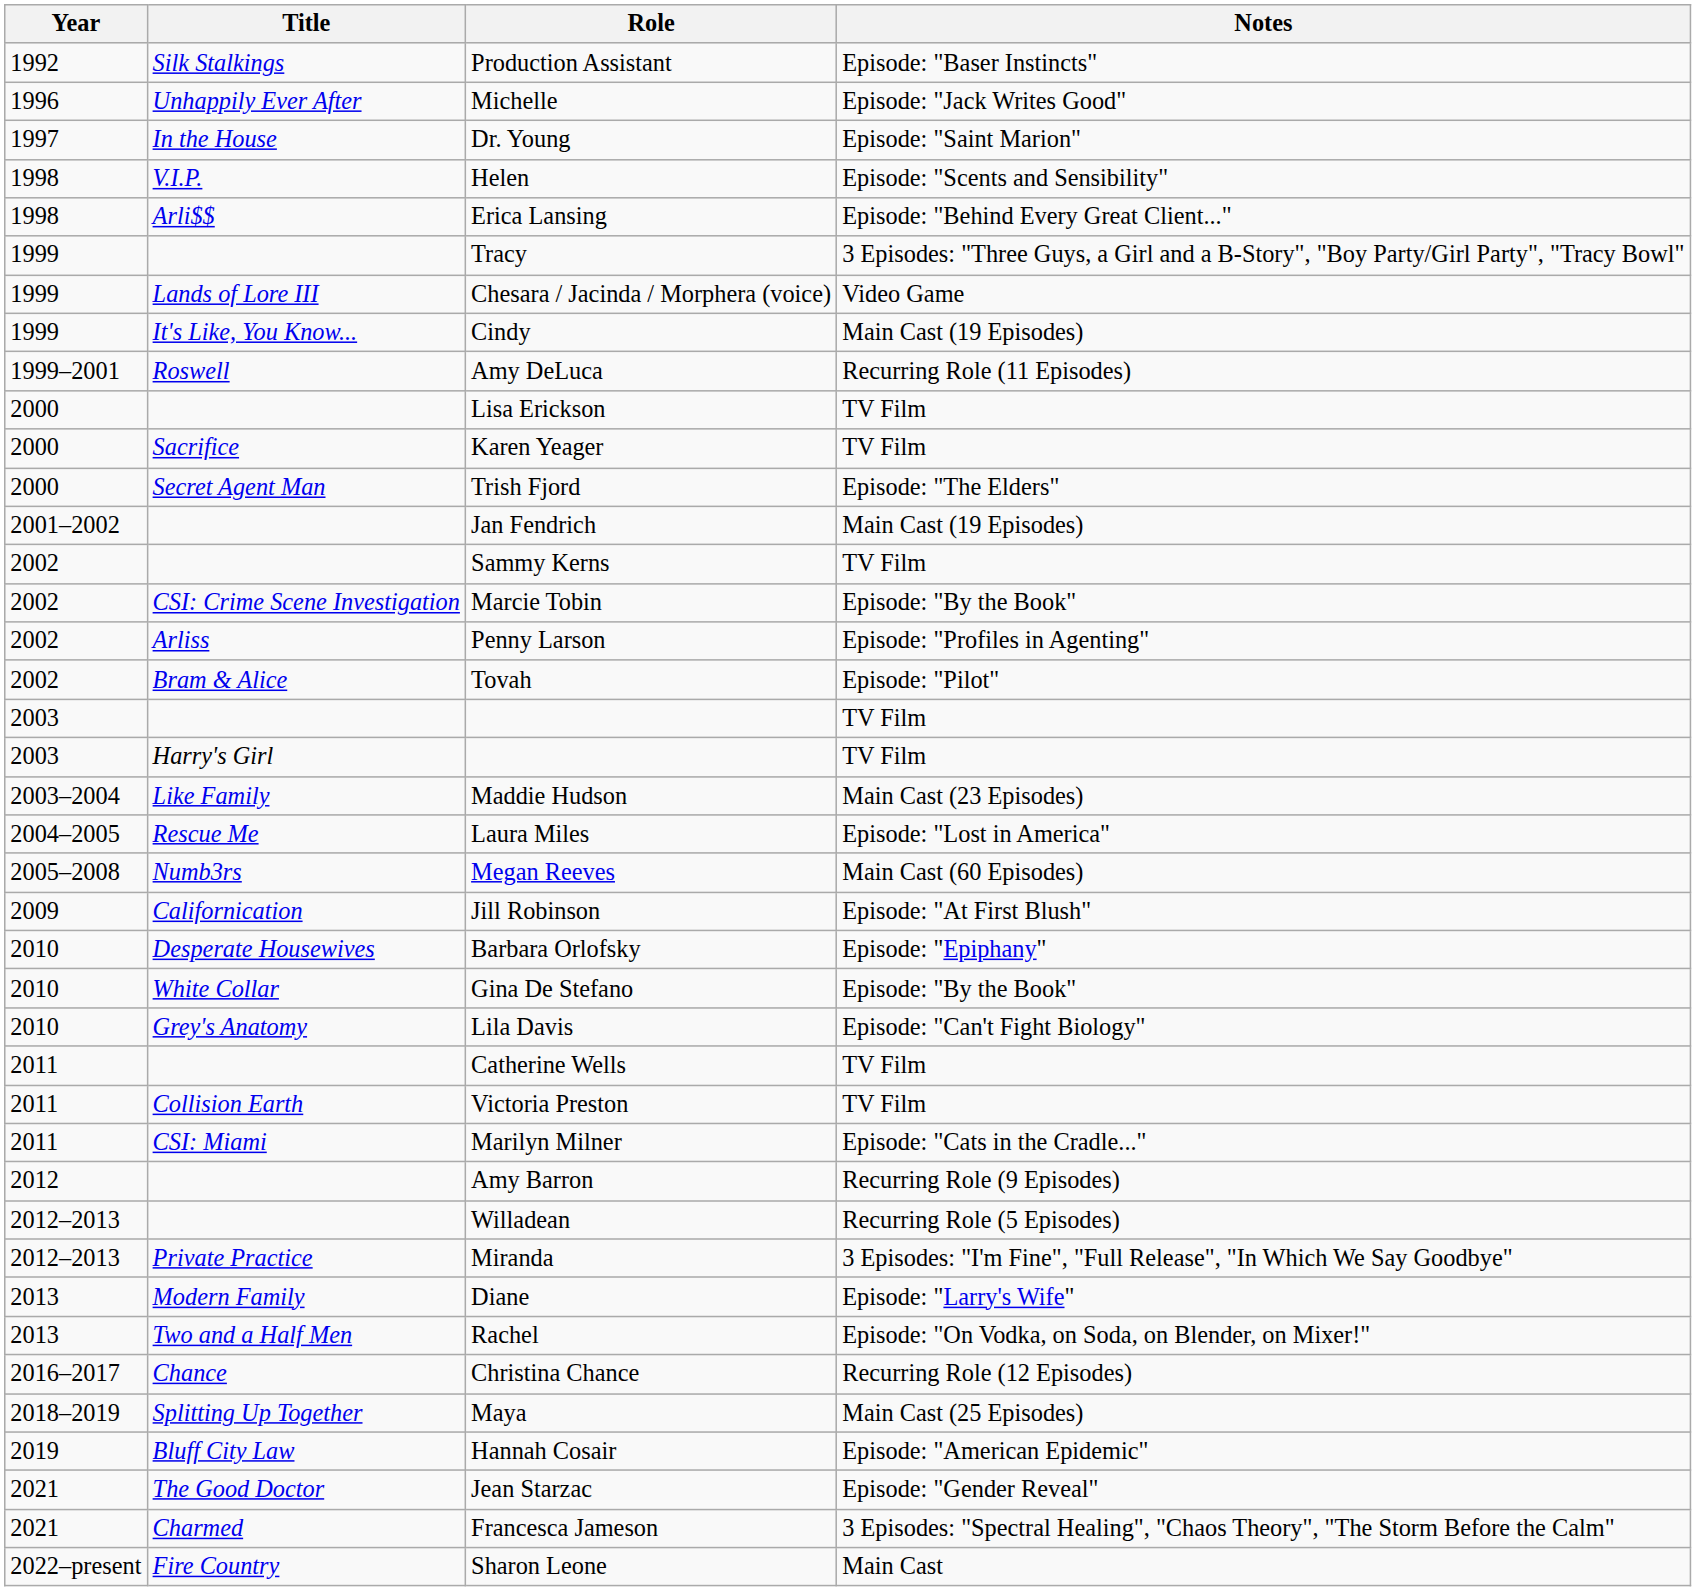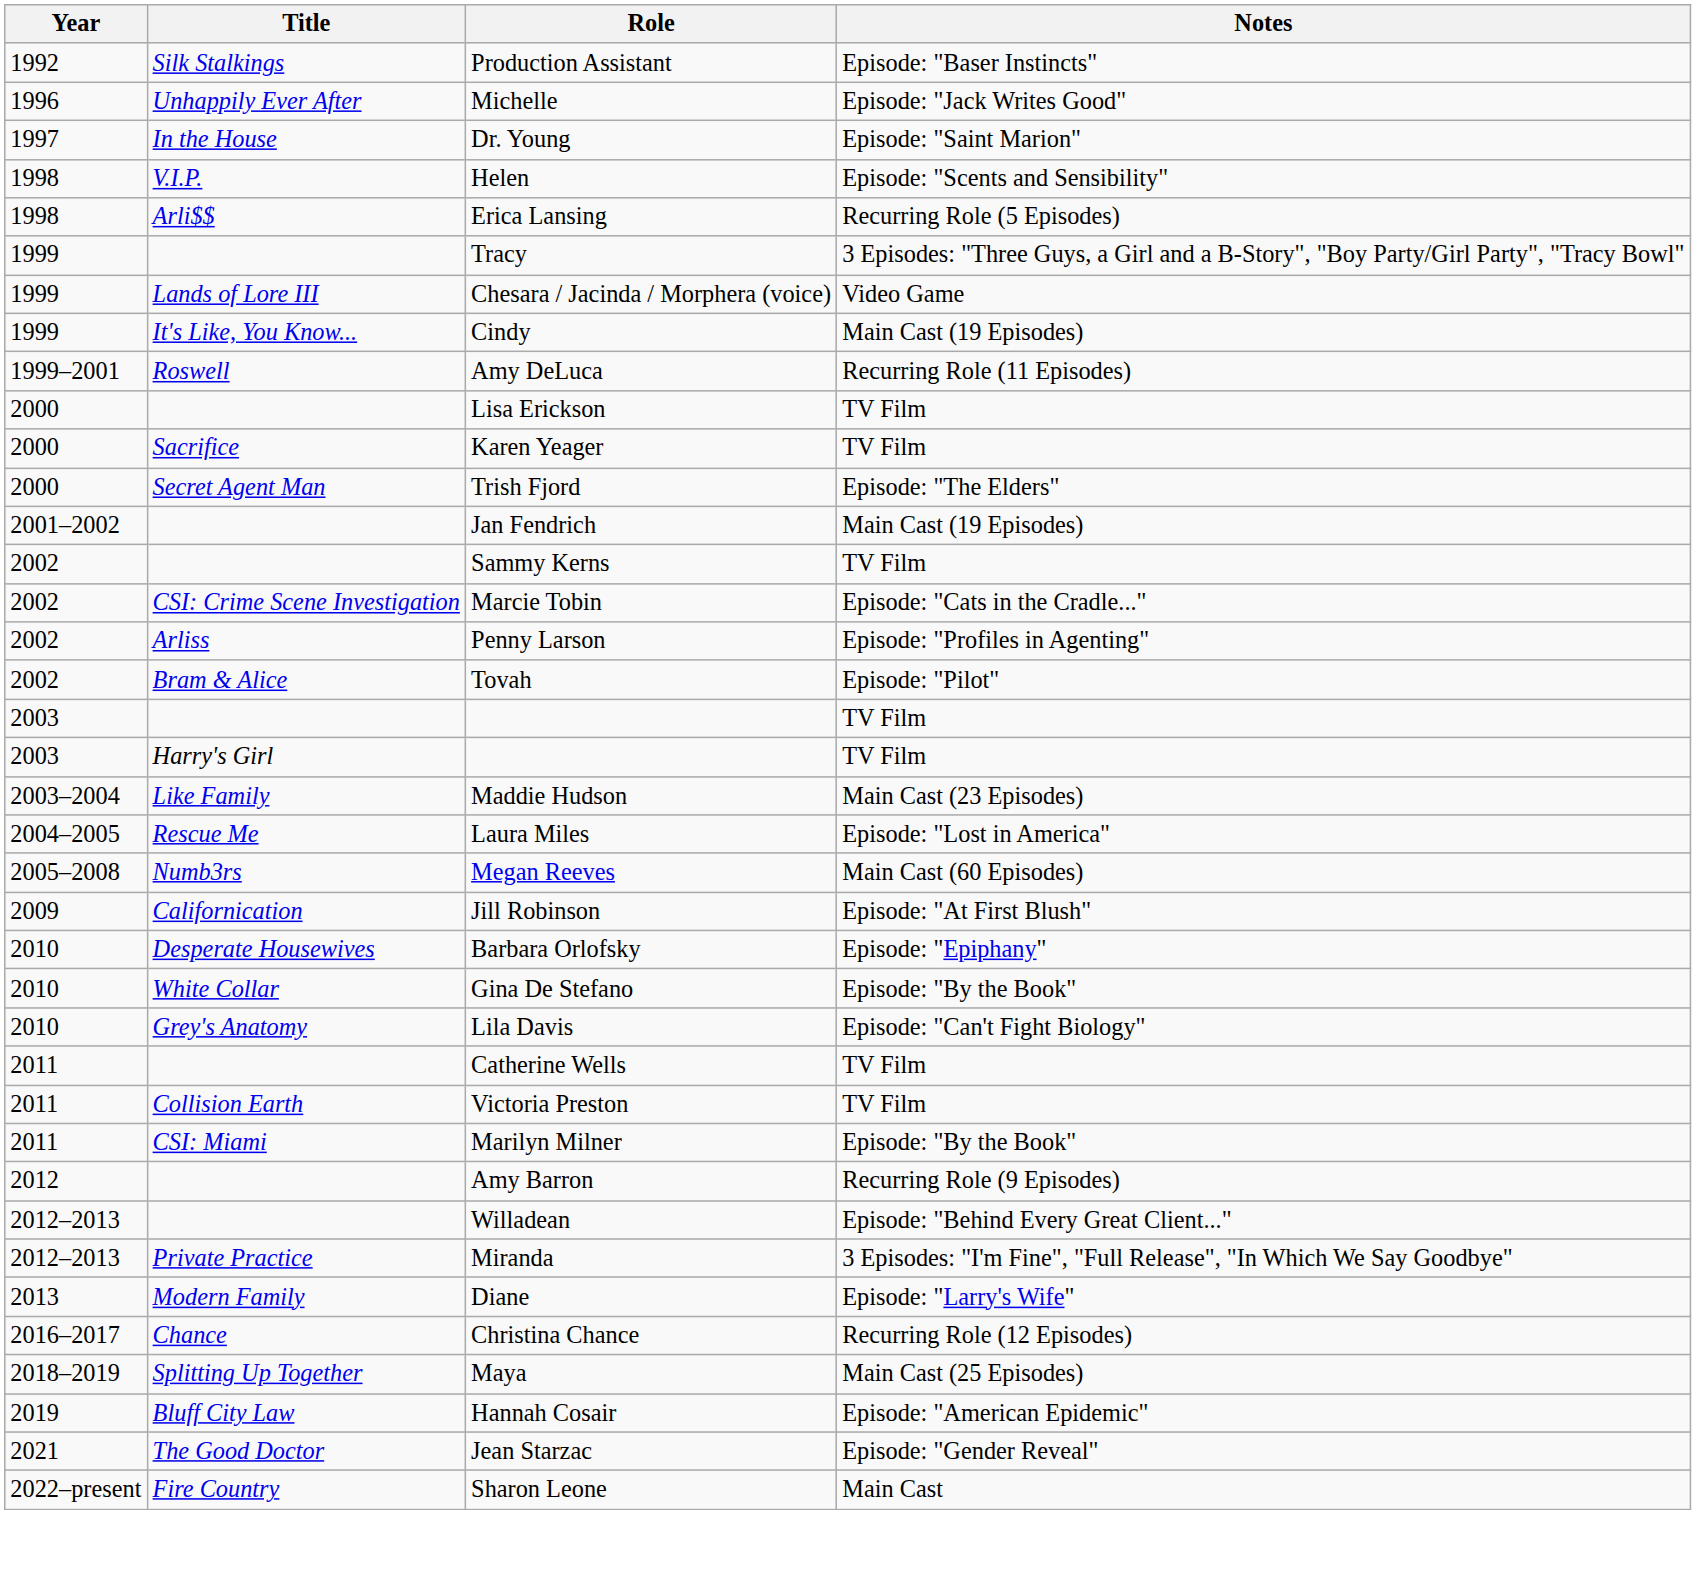(1037, 216) Episode: "Behind Every Great Client..." -> (981, 216) Recurring Role (5 Episodes)
(959, 602) Episode: "By the Book" -> (994, 602) Episode: "Cats in the Cradle..."
(994, 1142) Episode: "Cats in the Cradle..." -> (959, 1142) Episode: "By the Book"
(981, 1219) Recurring Role (5 Episodes) -> (1037, 1219) Episode: "Behind Every Great Client..."
- row: (252, 1335)
- row: (198, 1528)
